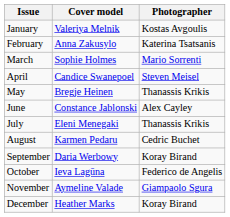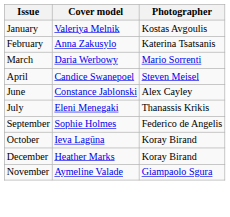(85, 60) Sophie Holmes -> (86, 60) Daria Werbowy
- row: (16, 92)
- row: (21, 140)
(86, 156) Daria Werbowy -> (85, 124) Sophie Holmes
(169, 156) Koray Birand -> (182, 124) Federico de Angelis
(182, 172) Federico de Angelis -> (169, 140) Koray Birand
rows swapped: (28, 188) <-> (27, 204)
